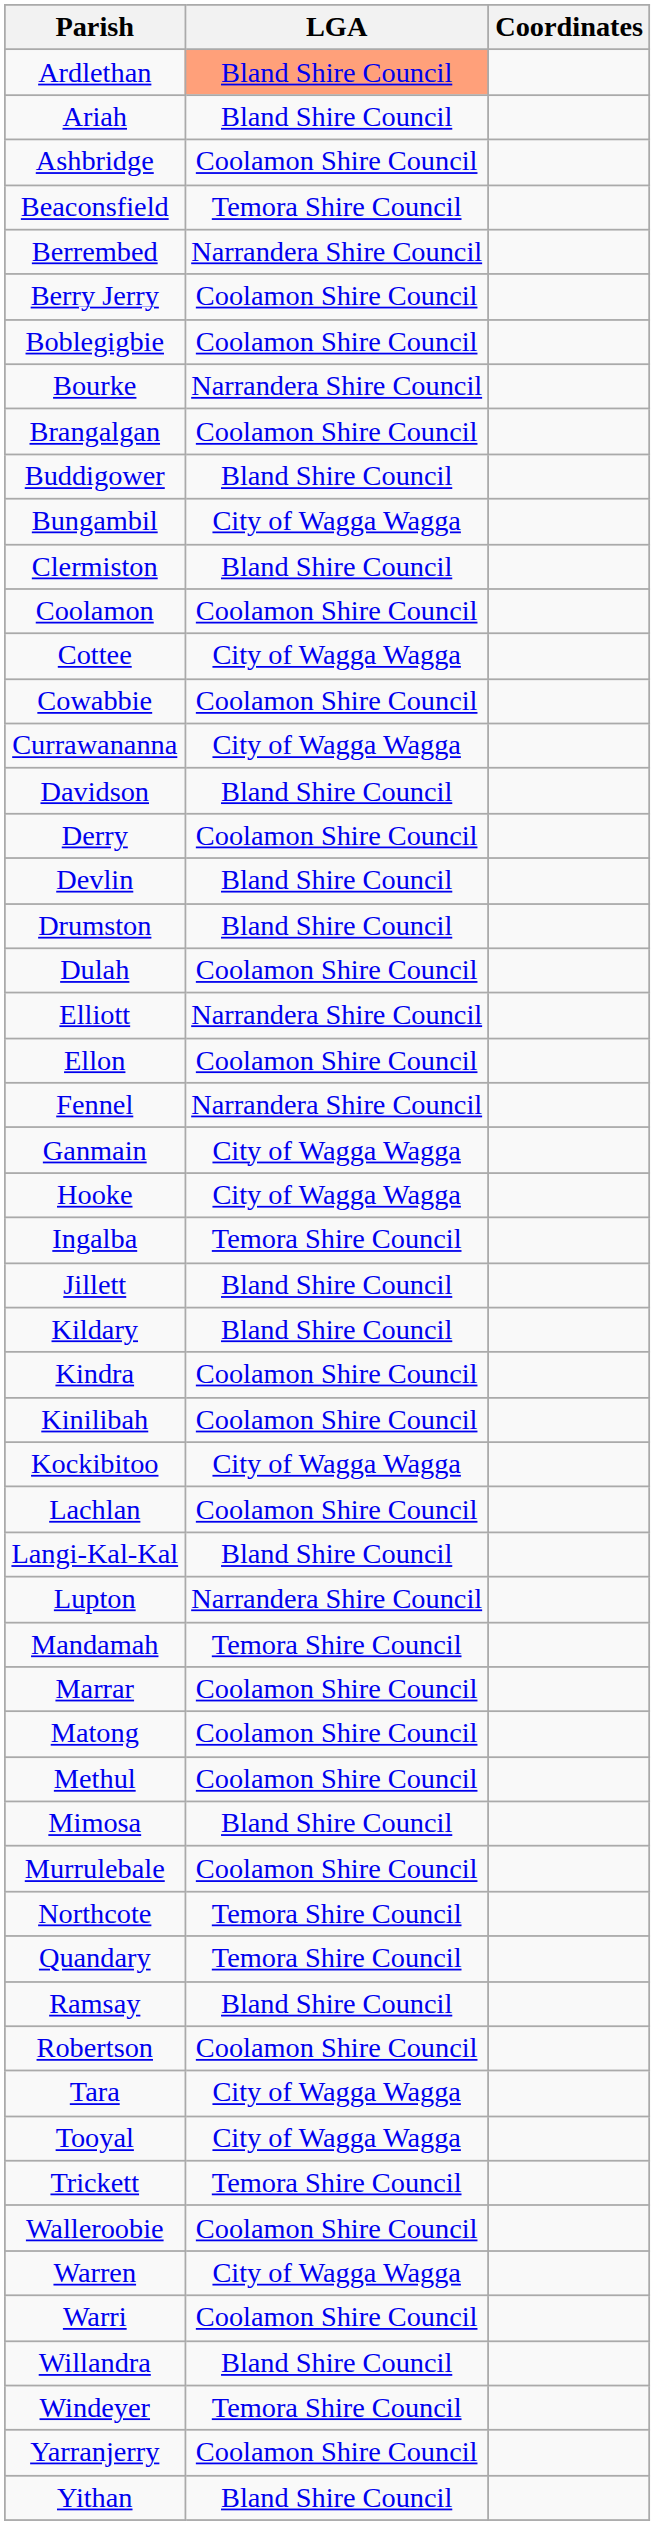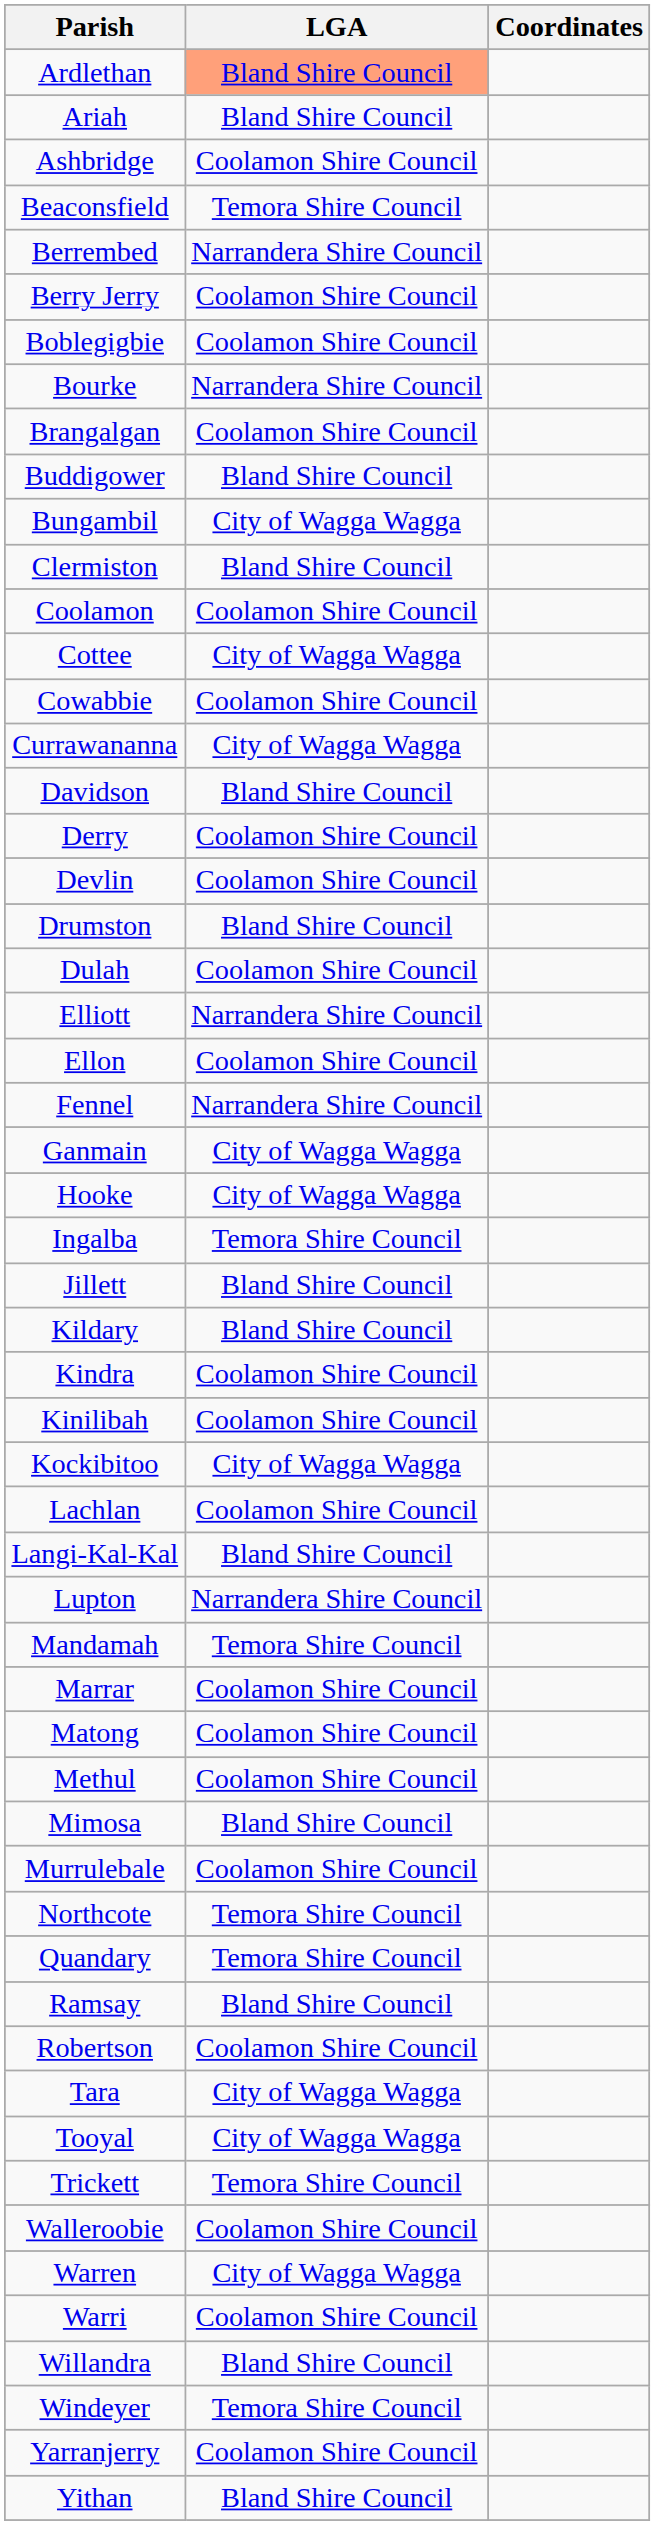(337, 880) Bland Shire Council -> (337, 880) Coolamon Shire Council
